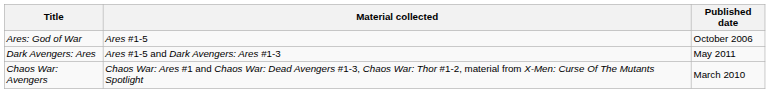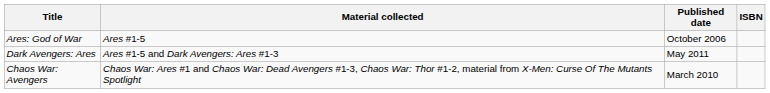+ column: (751, 17)
